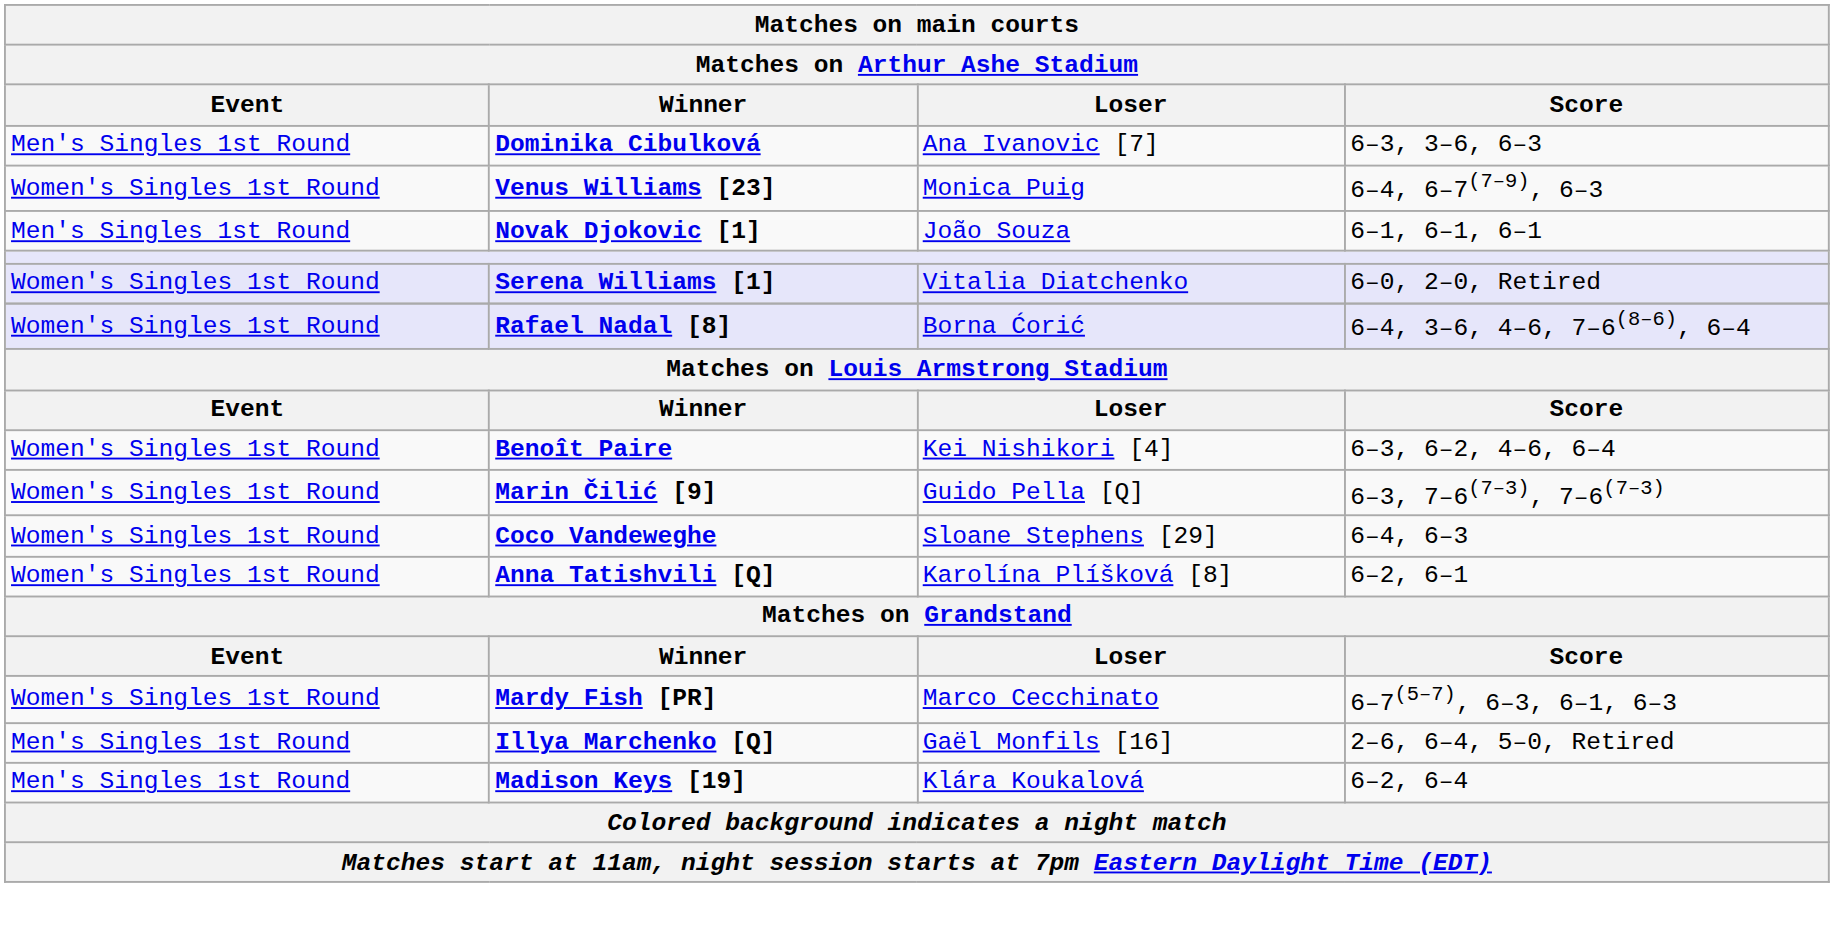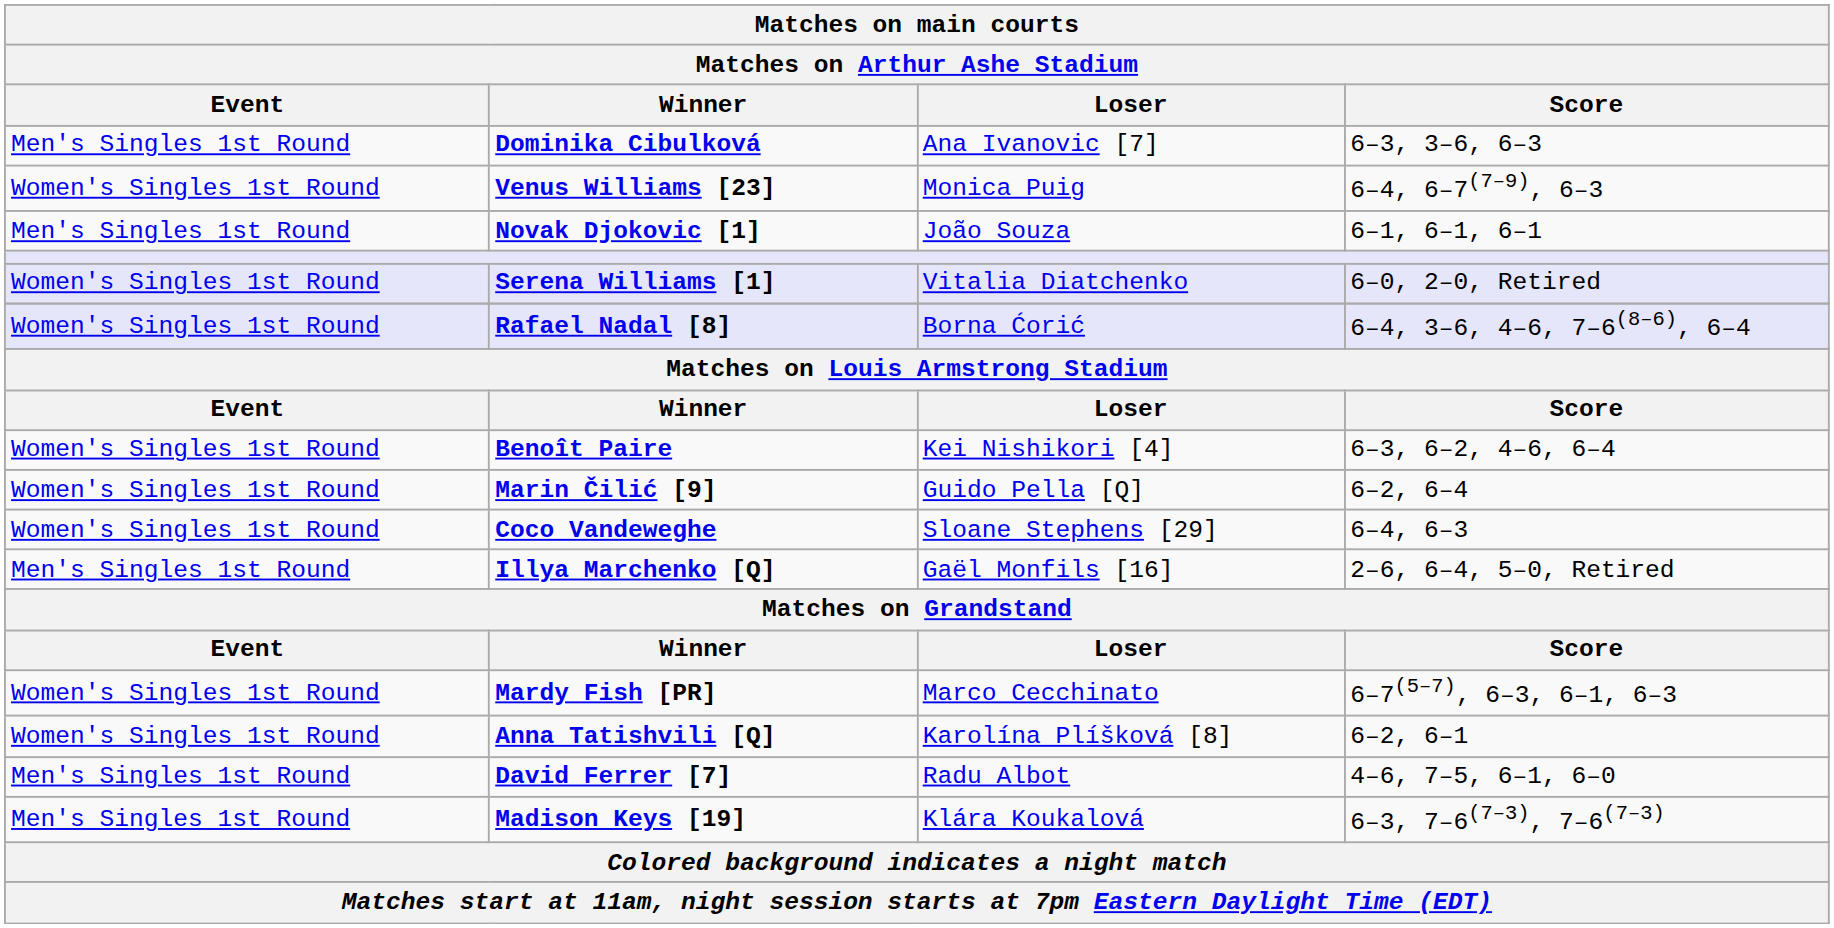(1508, 493) 6–3, 7–6(7–3), 7–6(7–3) -> (1409, 490) 6–2, 6–4
rows swapped: (635, 743) <-> (635, 576)
+ row: (613, 776)
(1409, 783) 6–2, 6–4 -> (1508, 820) 6–3, 7–6(7–3), 7–6(7–3)
